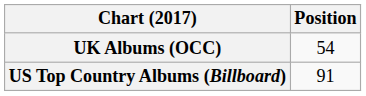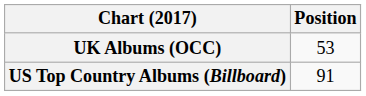(326, 47) 54 -> (326, 47) 53
